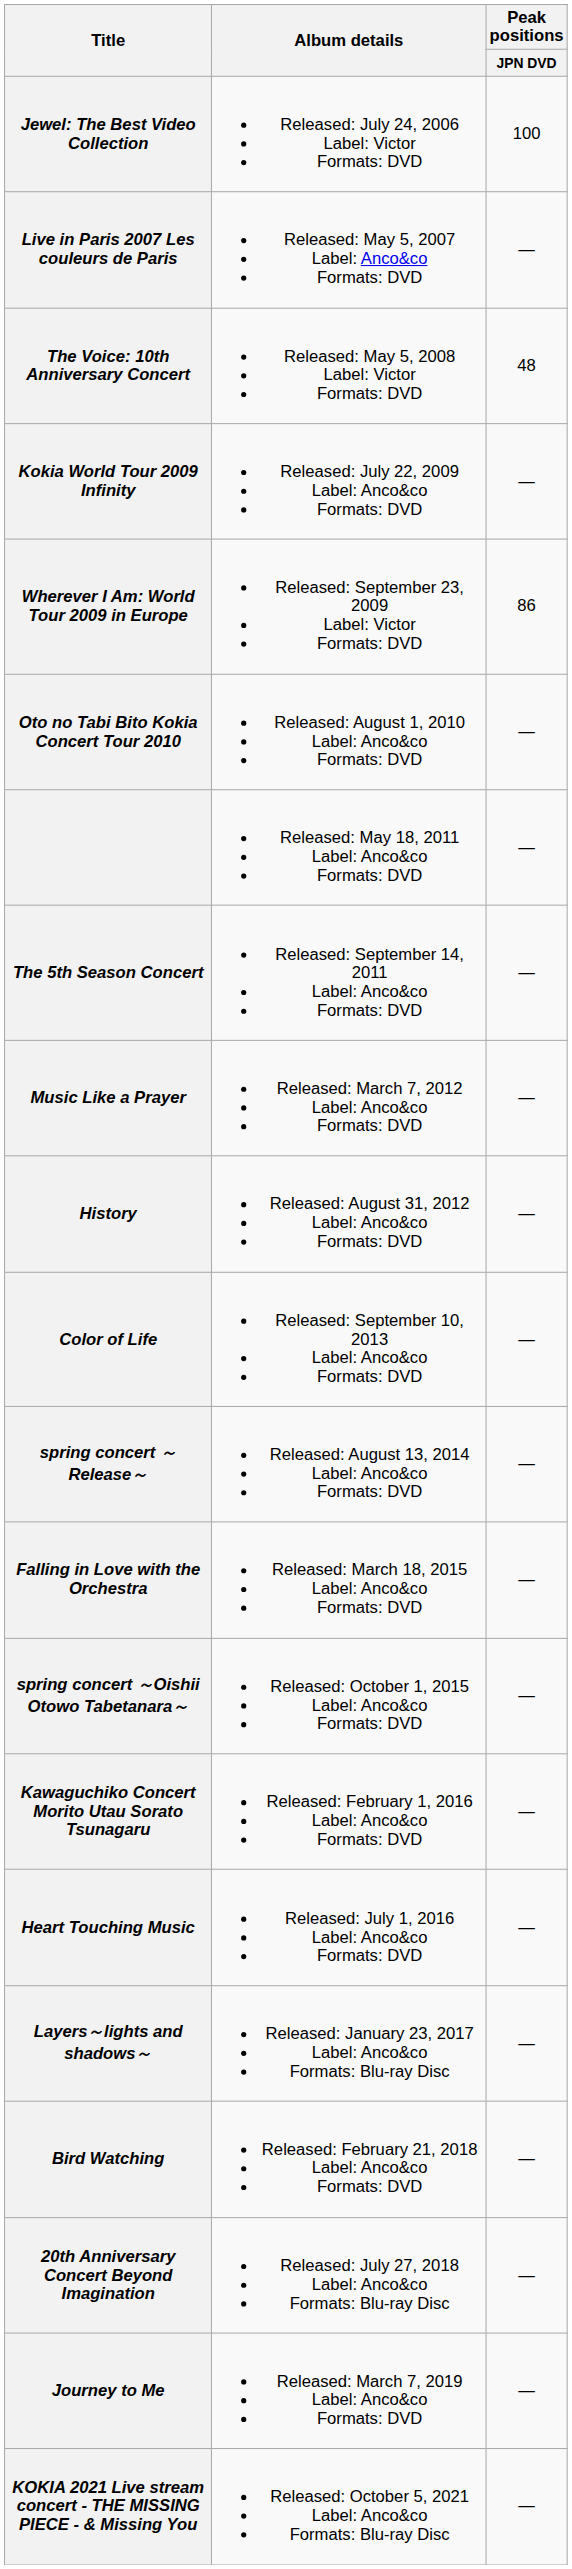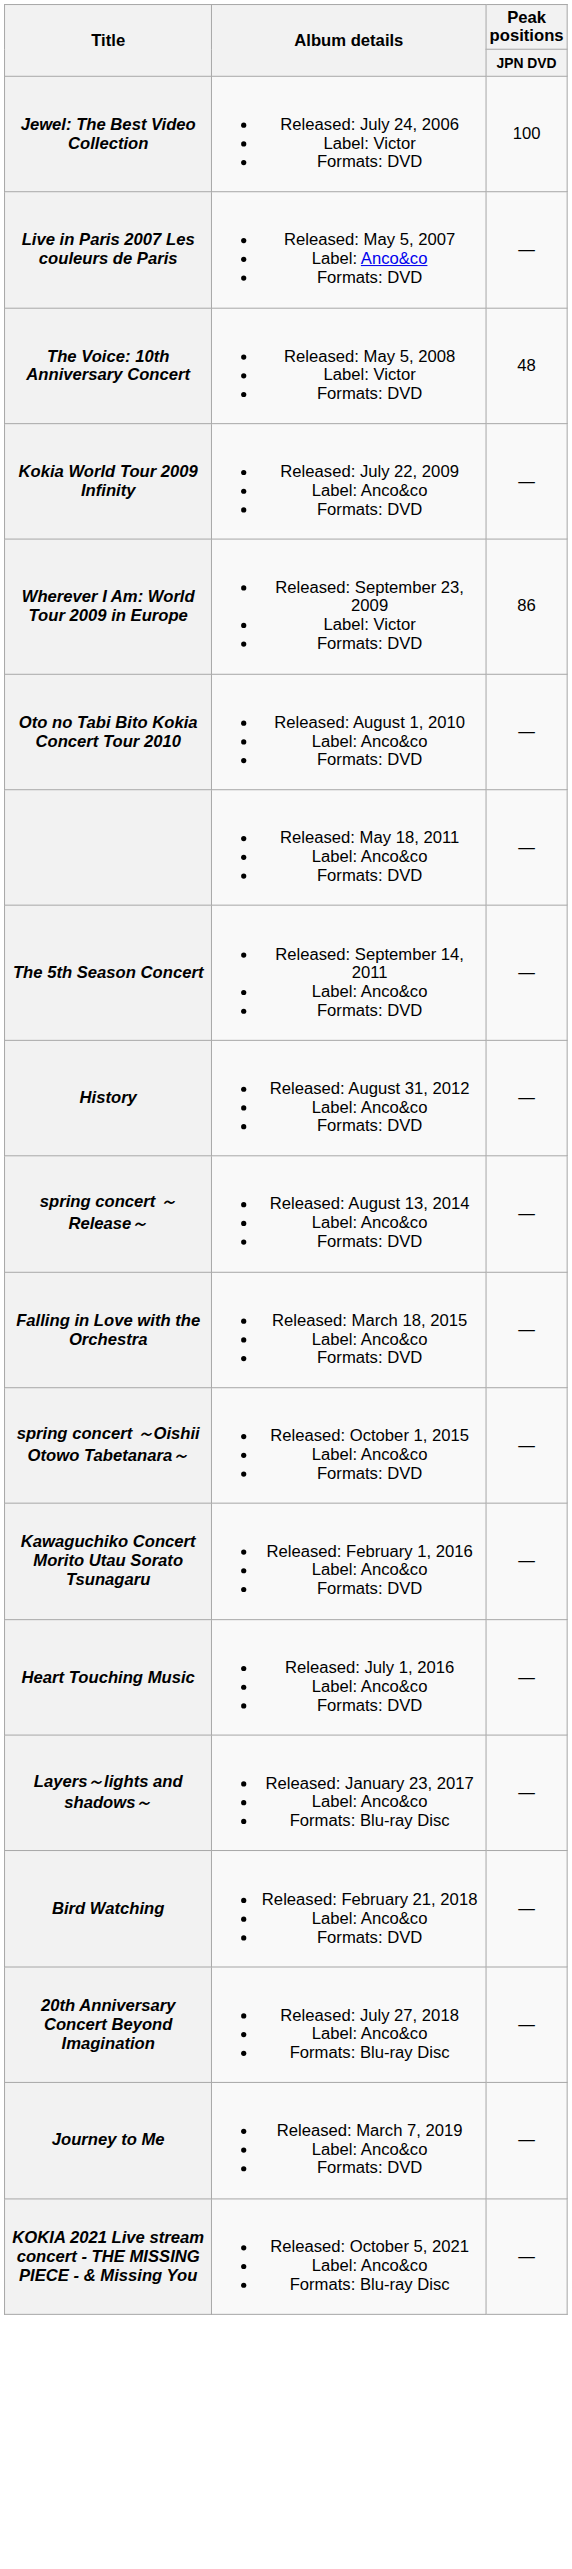- row: (108, 1097)
- row: (108, 1339)
